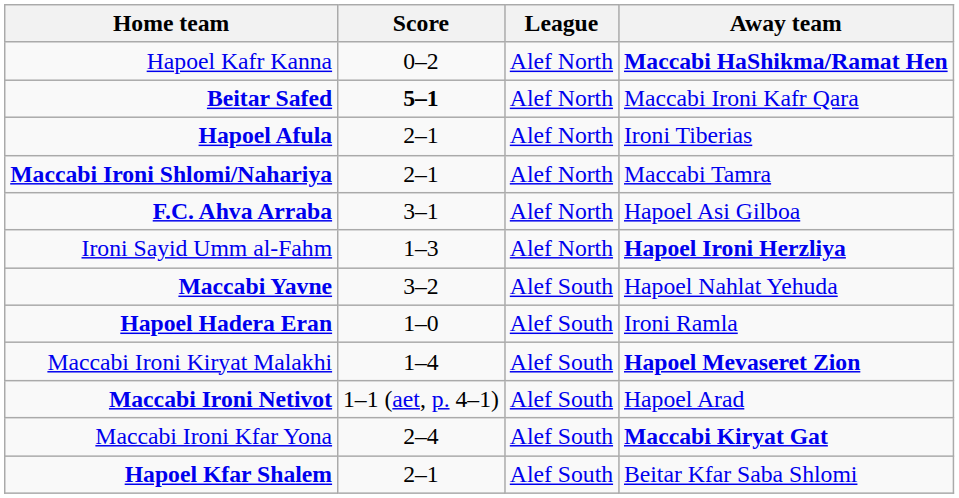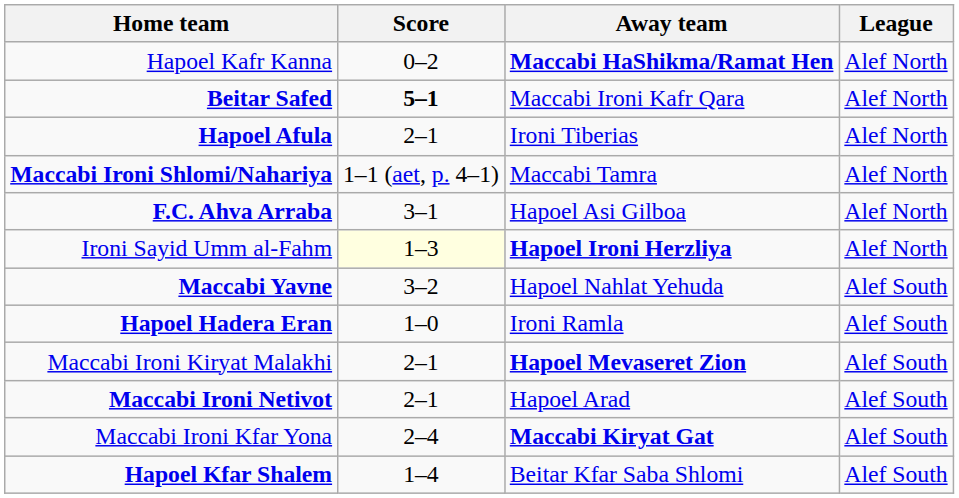columns swapped: (786, 23) <-> (561, 23)
(421, 173) 2–1 -> (421, 173) 1–1 (aet, p. 4–1)
(421, 248) no background -> (421, 248) lightyellow background
(421, 361) 1–4 -> (421, 361) 2–1
(421, 398) 1–1 (aet, p. 4–1) -> (421, 398) 2–1
(421, 473) 2–1 -> (421, 473) 1–4
